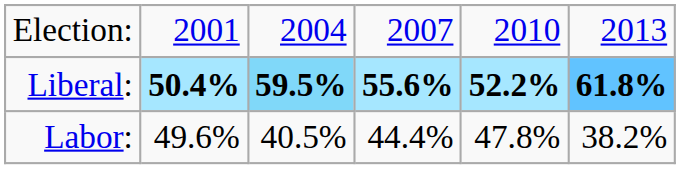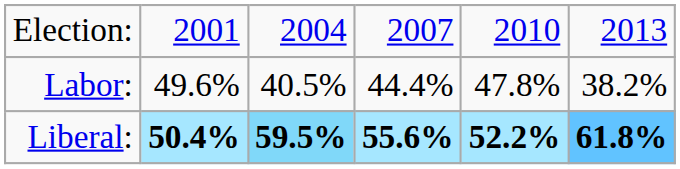rows swapped: (80, 83) <-> (88, 136)
